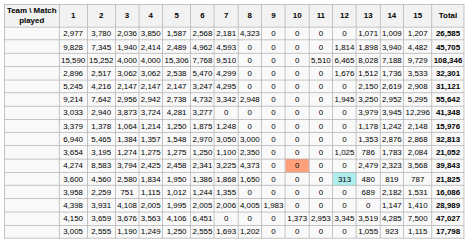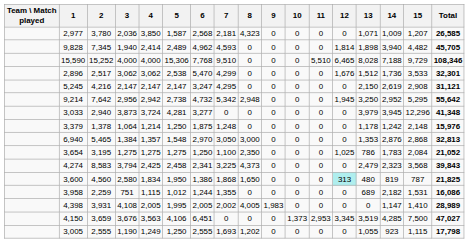(226, 99) 3,342 -> (226, 99) 5,342
(127, 152) 1,274 -> (127, 152) 1,275
(297, 165) lightsalmon background -> (297, 165) no background
(226, 205) 2,006 -> (226, 205) 2,002
